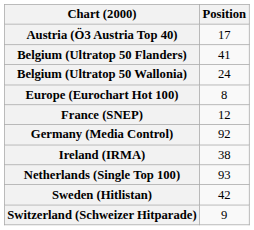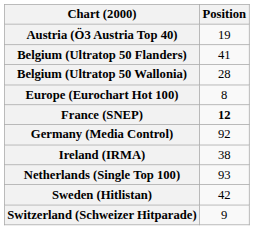(224, 34) 17 -> (224, 34) 19
(224, 74) 24 -> (224, 74) 28
(224, 114) normal -> (224, 114) bold
